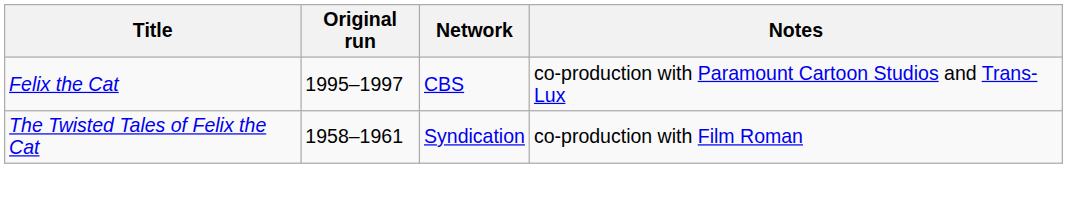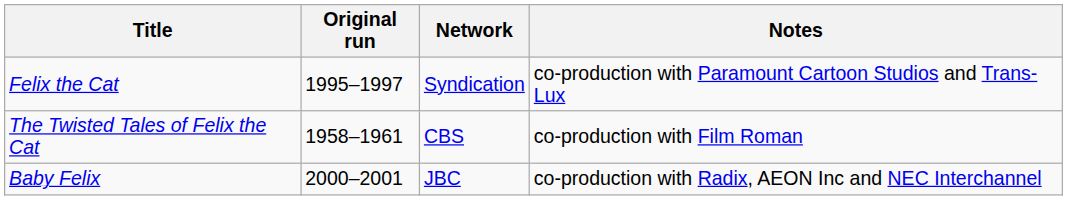(444, 83) CBS -> (474, 83) Syndication
(474, 136) Syndication -> (444, 136) CBS
+ row: (55, 178)
